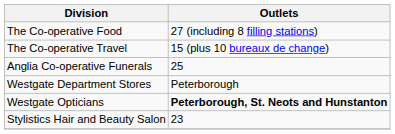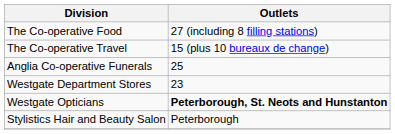(205, 84) Peterborough -> (177, 84) 23
(177, 119) 23 -> (205, 119) Peterborough
